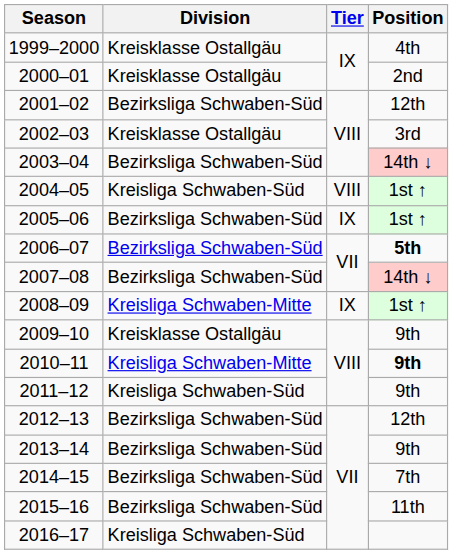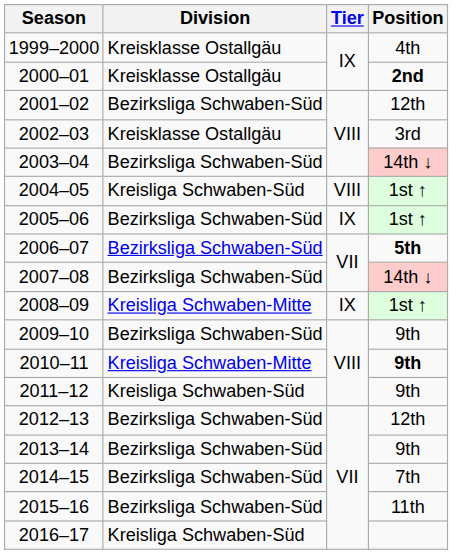(408, 76) normal -> (408, 76) bold
(194, 334) Kreisklasse Ostallgäu -> (215, 334) Bezirksliga Schwaben-Süd
